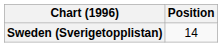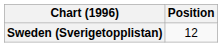(191, 32) 14 -> (191, 32) 12
